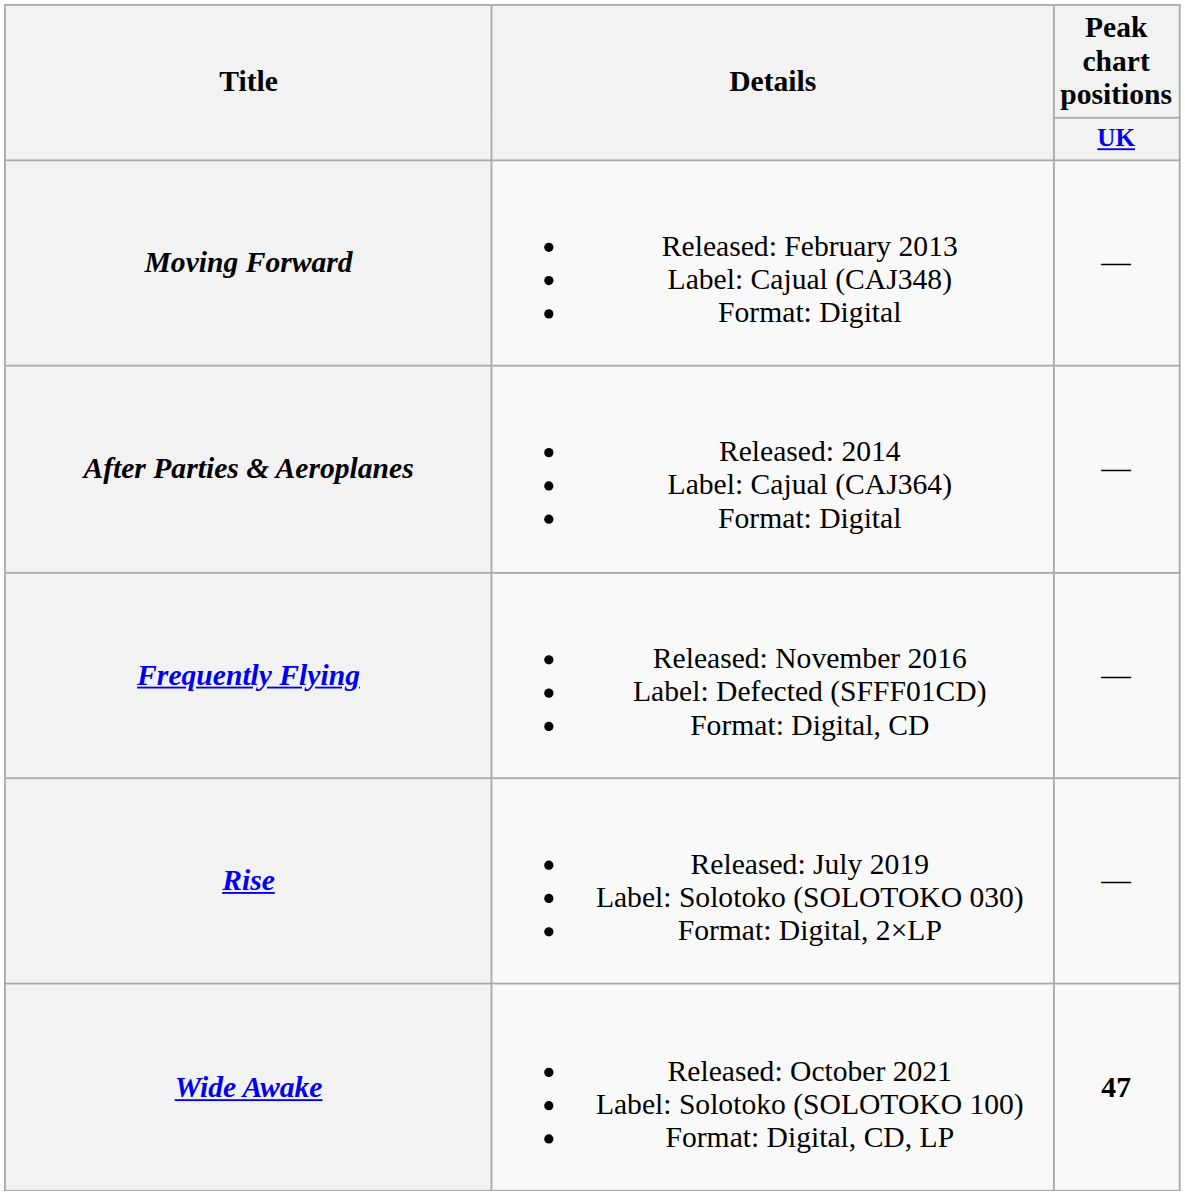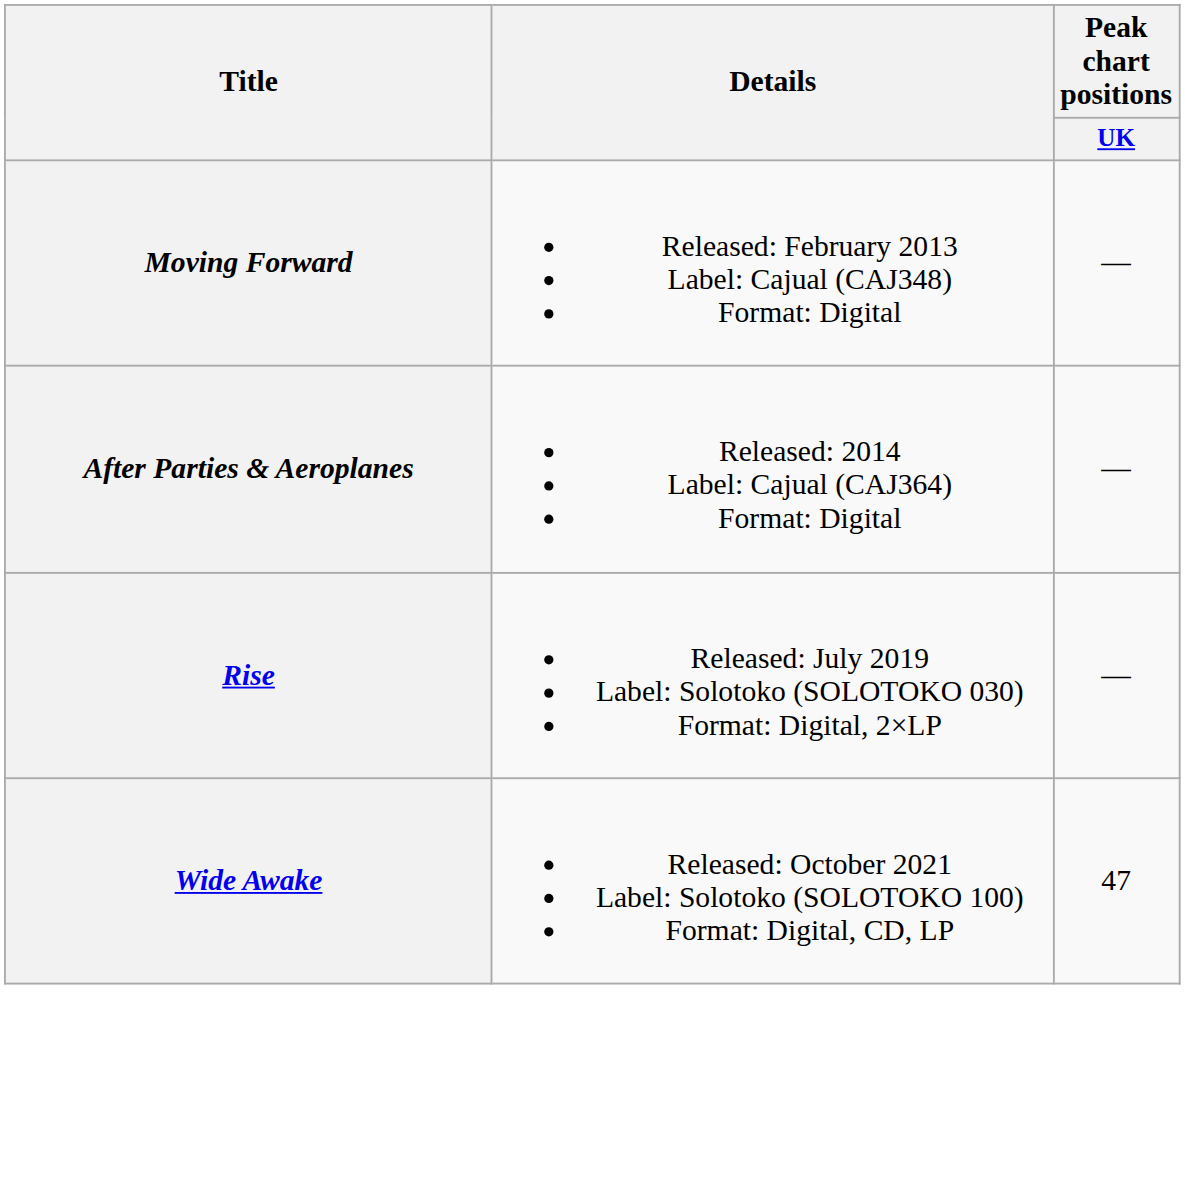- row: (249, 674)
(1116, 1086) bold -> (1116, 880) normal
